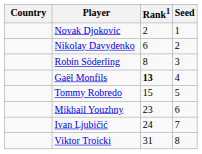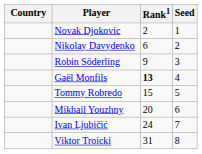(145, 62) 8 -> (145, 62) 9
(148, 109) 23 -> (148, 109) 20
